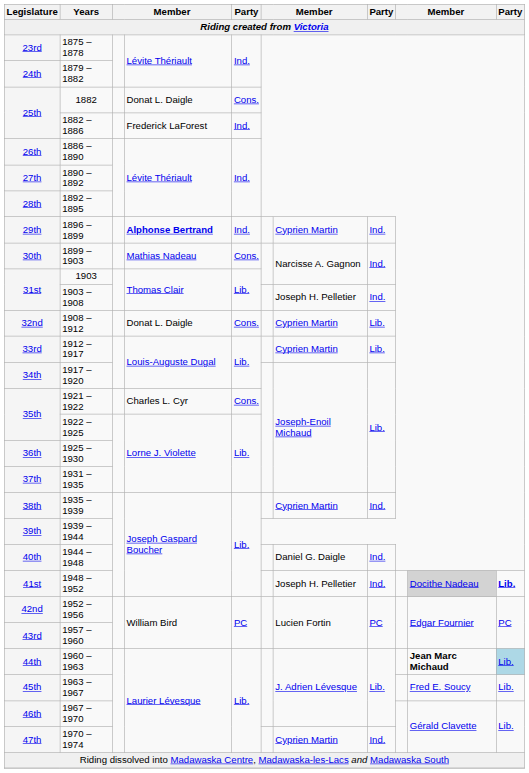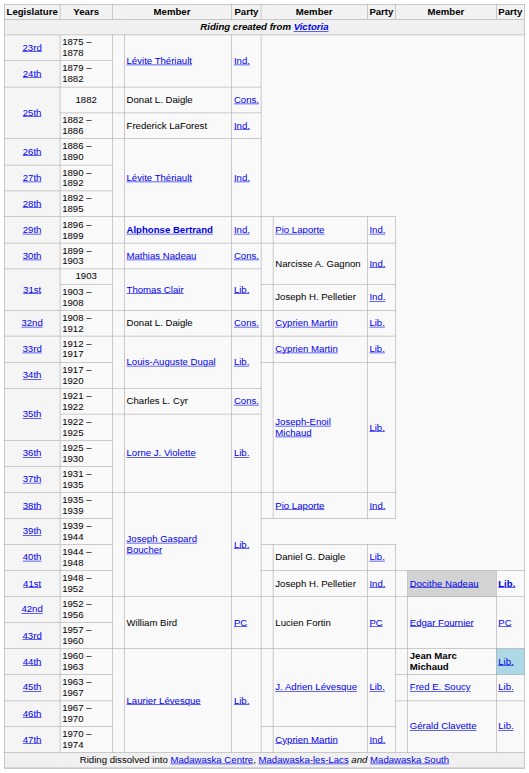(307, 230) Cyprien Martin -> (300, 230) Pio Laporte
(307, 505) Cyprien Martin -> (300, 505) Pio Laporte
(377, 557) Ind. -> (377, 557) Lib.
